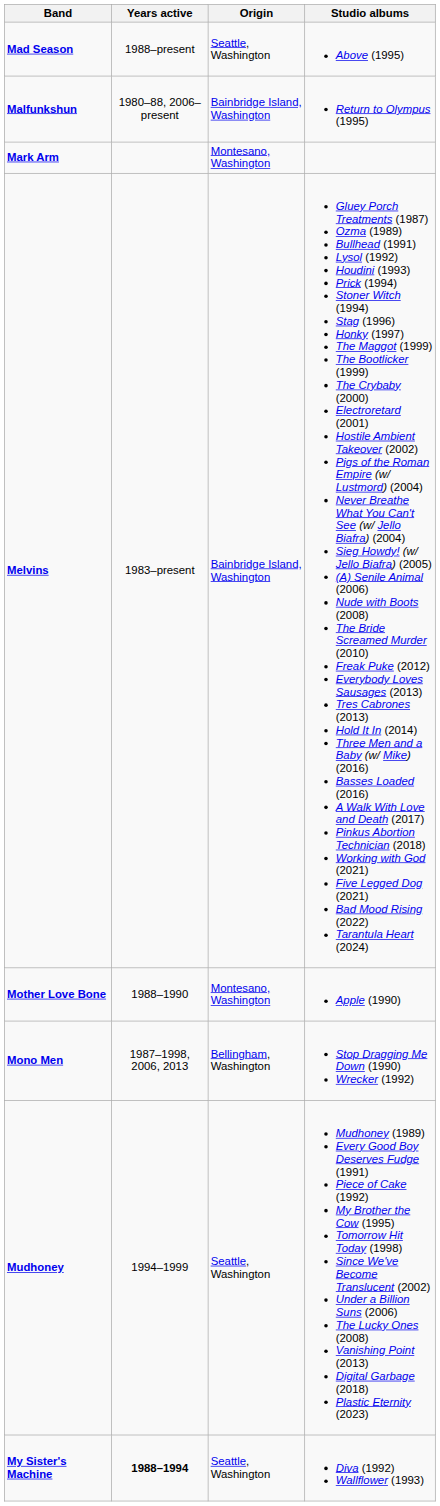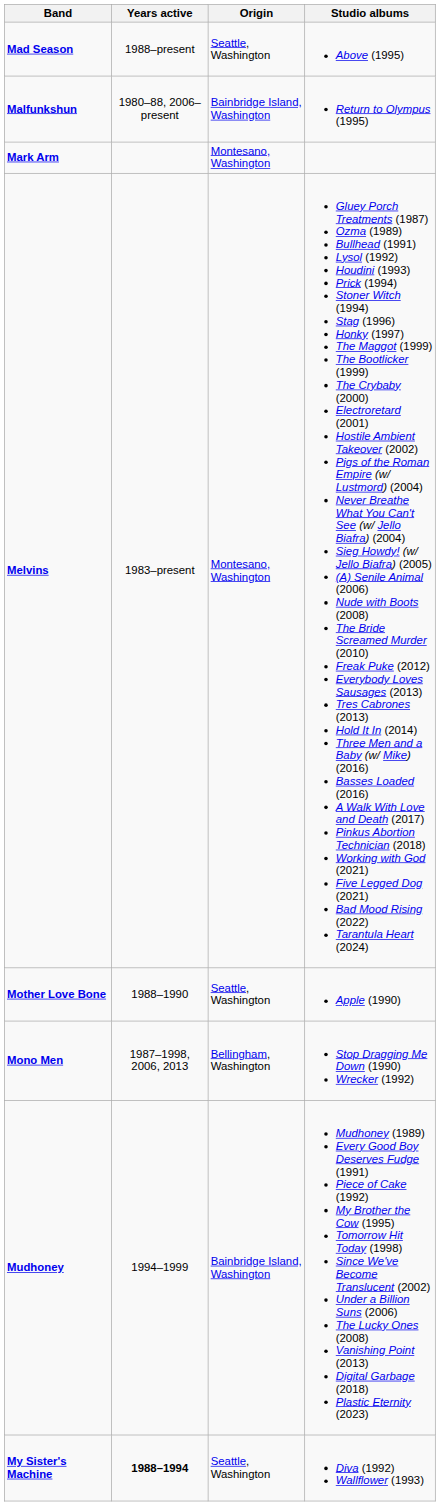(256, 570) Bainbridge Island, Washington -> (240, 570) Montesano, Washington
(240, 994) Montesano, Washington -> (240, 994) Seattle, Washington
(240, 1267) Seattle, Washington -> (256, 1267) Bainbridge Island, Washington
